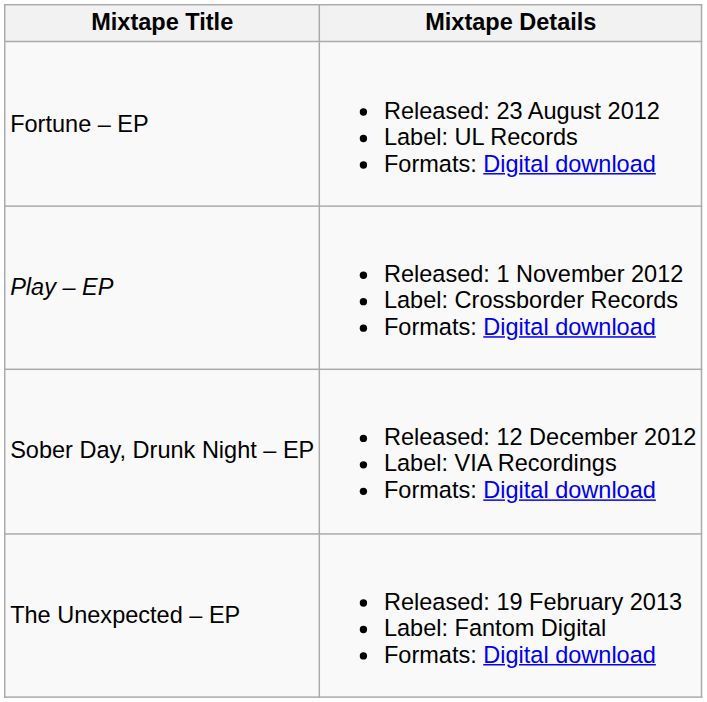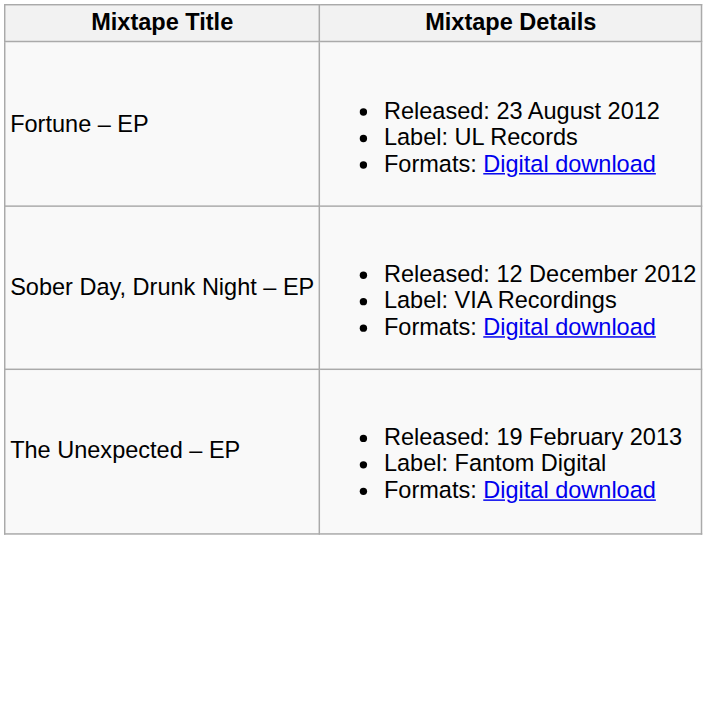- row: (62, 287)
